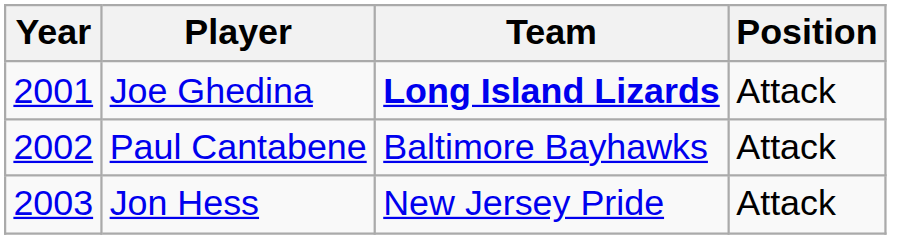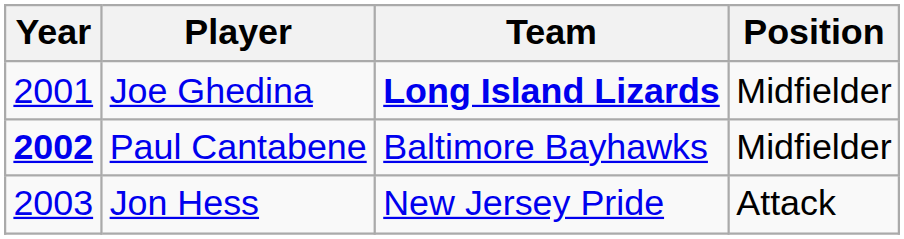(786, 89) Attack -> (814, 89) Midfielder
(53, 146) normal -> (53, 146) bold
(786, 146) Attack -> (814, 146) Midfielder
